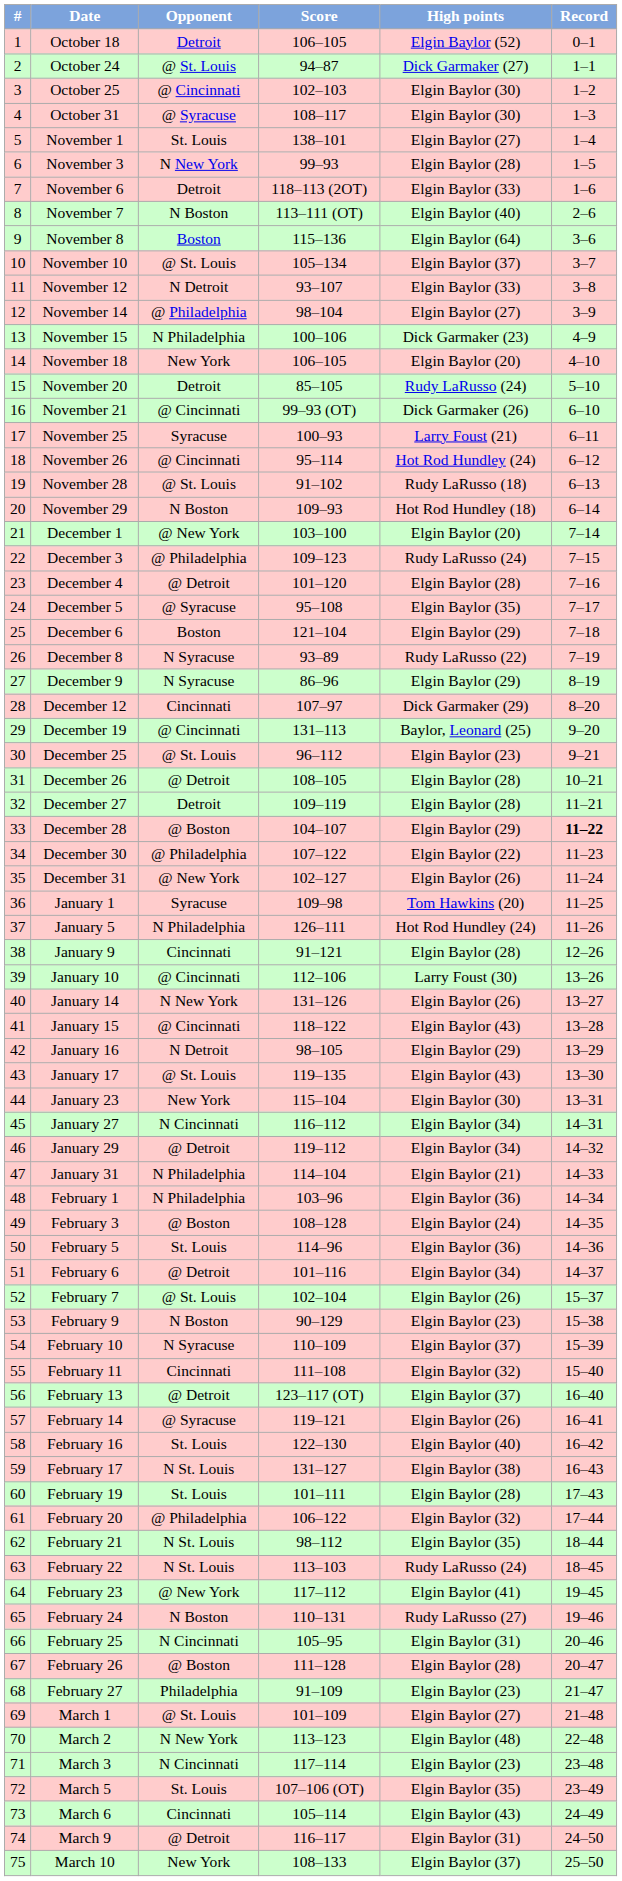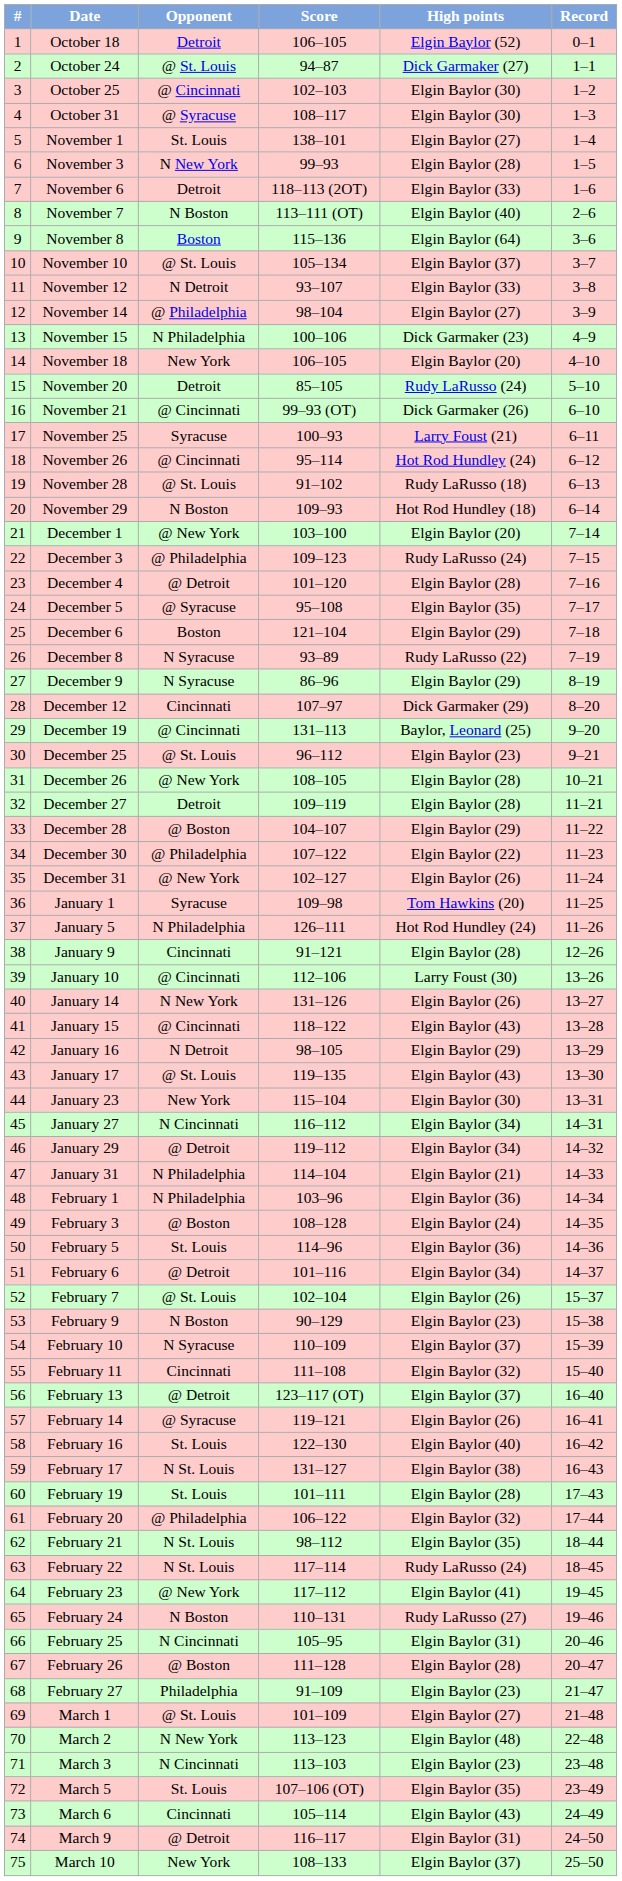(199, 779) @ Detroit -> (199, 779) @ New York
(584, 829) bold -> (584, 829) normal
(319, 1567) 113–103 -> (319, 1567) 117–114
(319, 1764) 117–114 -> (319, 1764) 113–103
